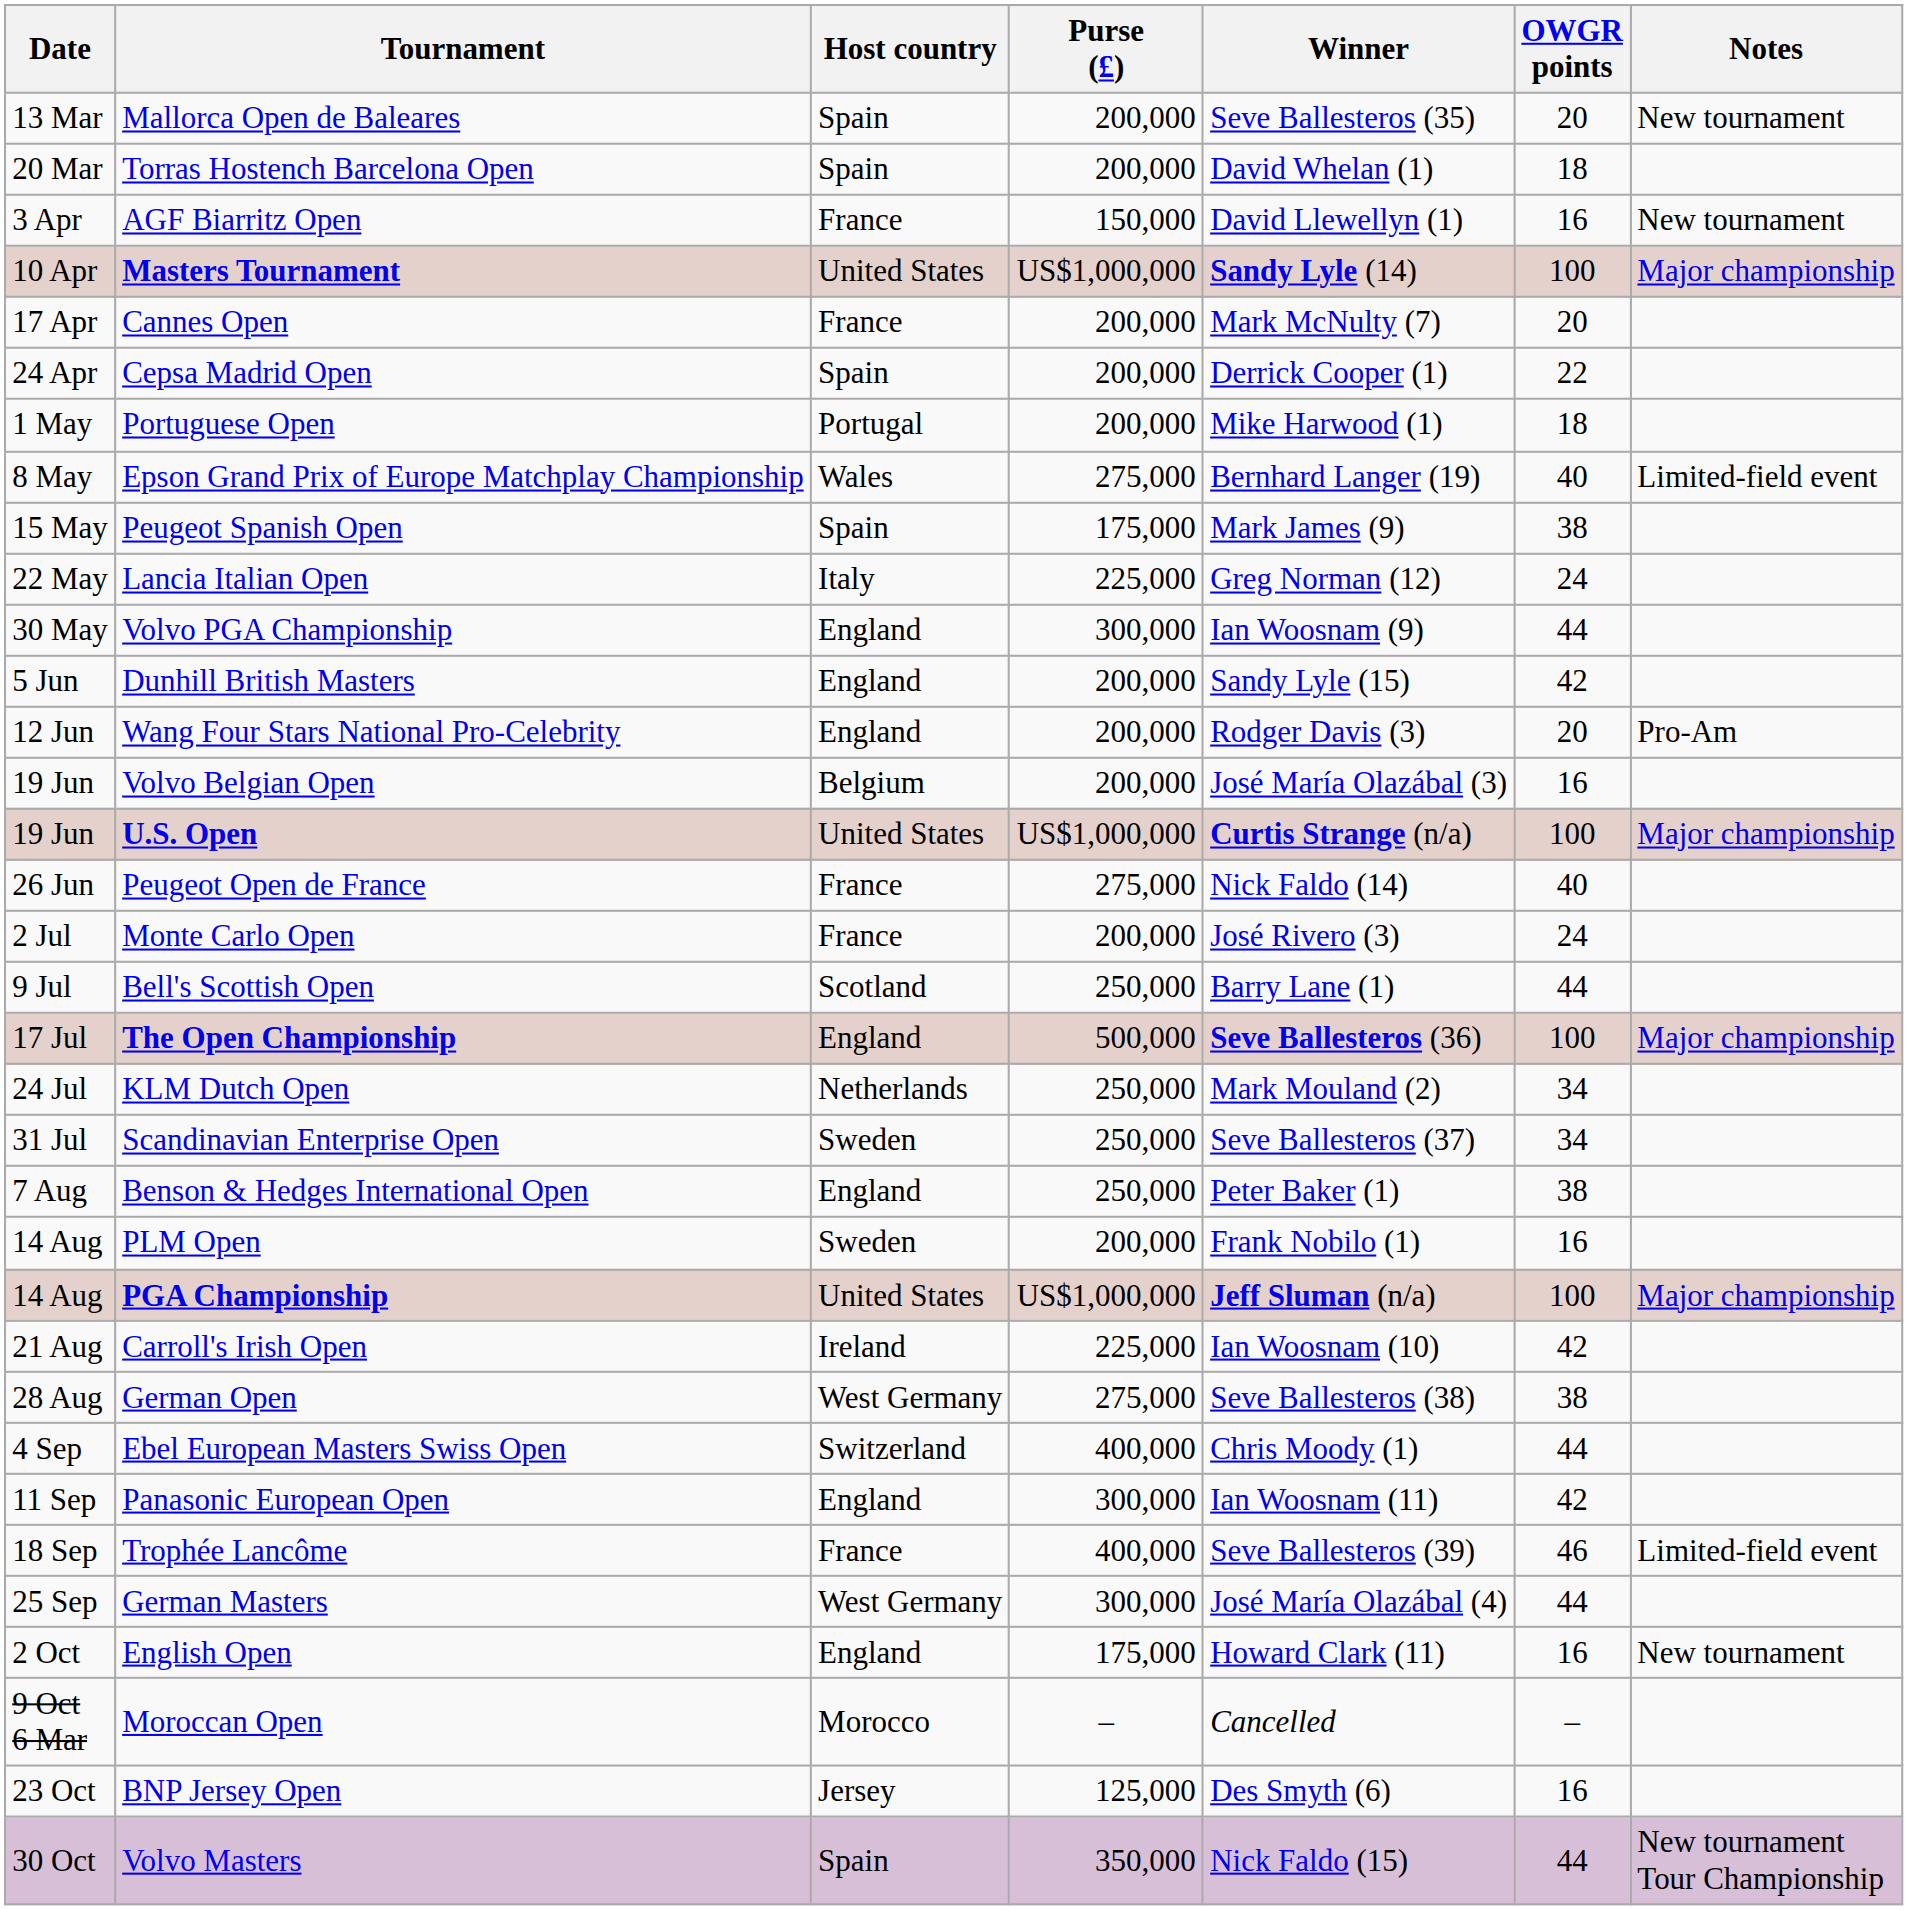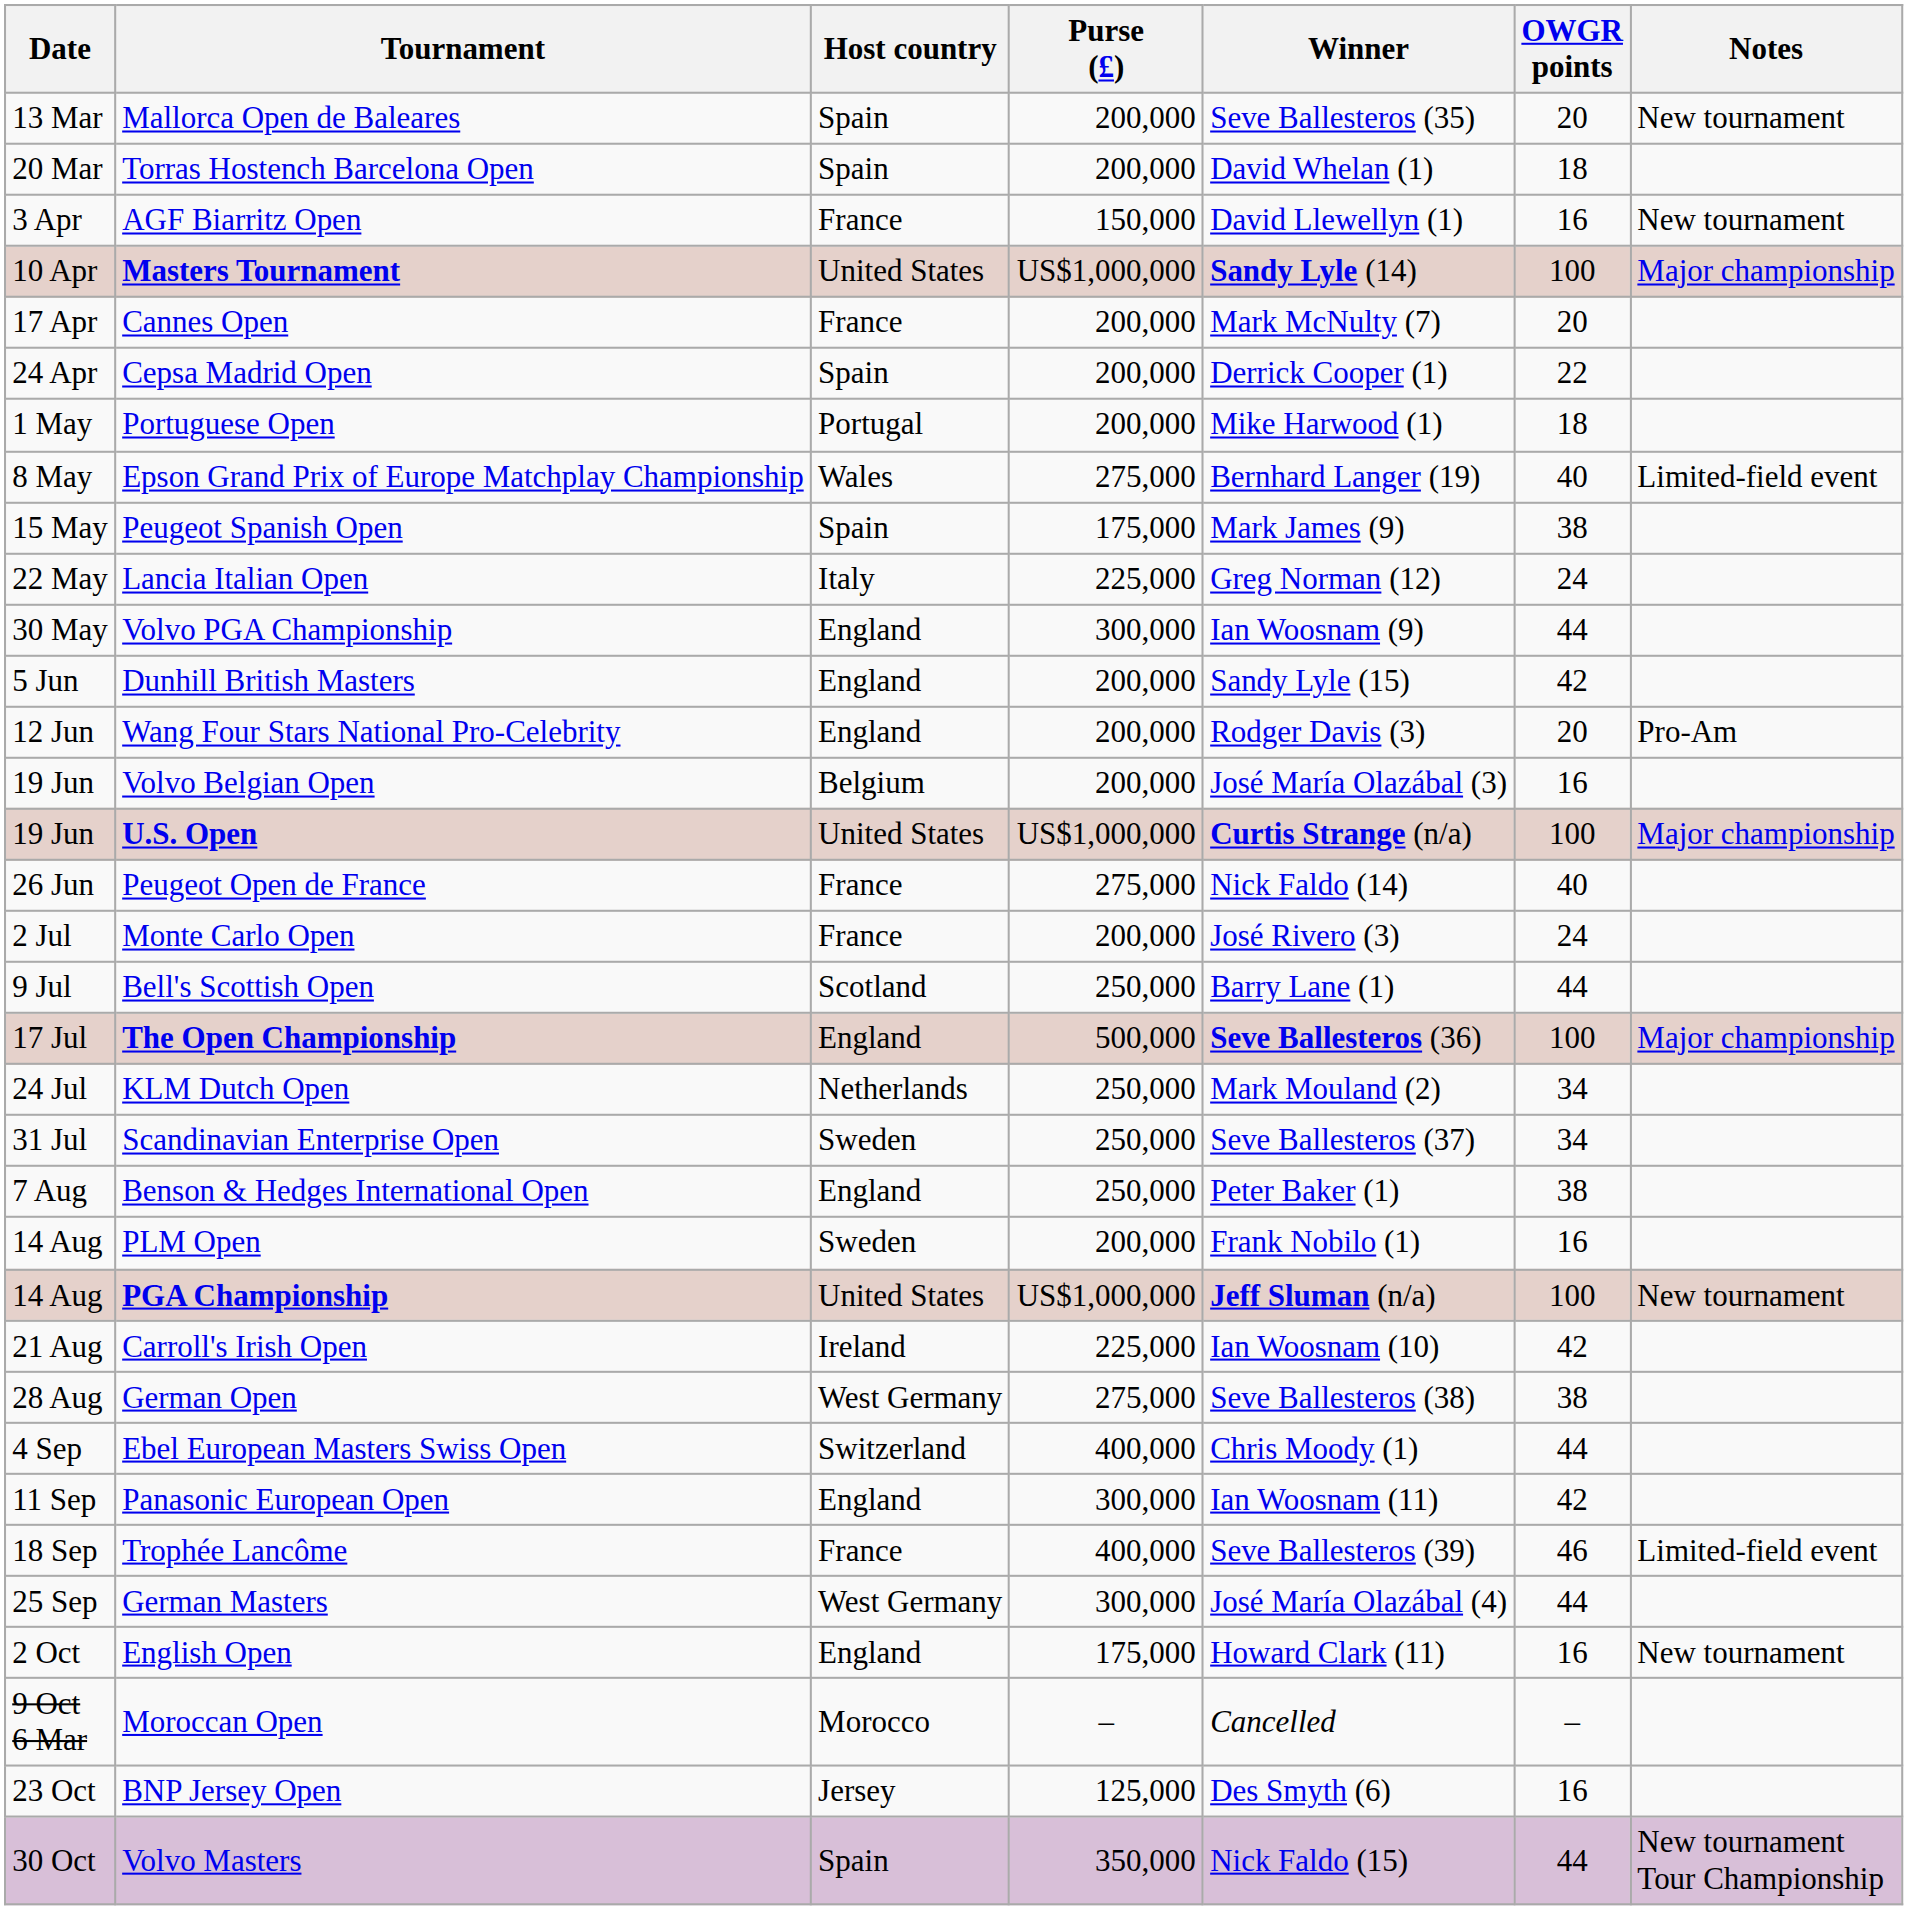(1766, 1294) Major championship -> (1741, 1294) New tournament
